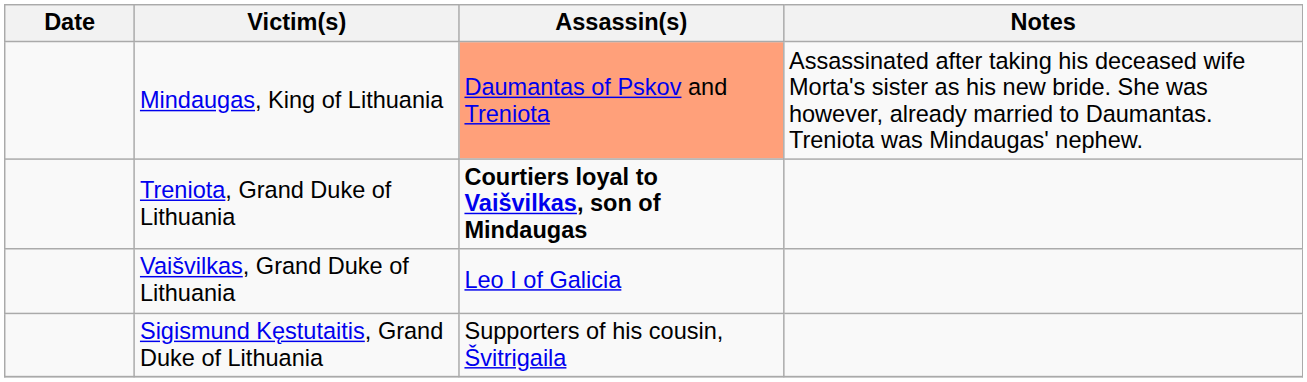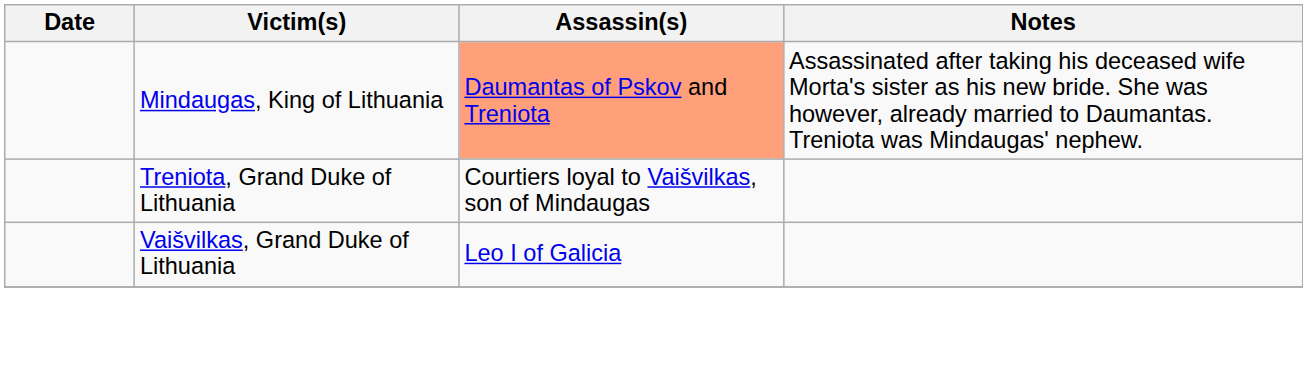(563, 203) bold -> (611, 190) normal
- row: (292, 344)
